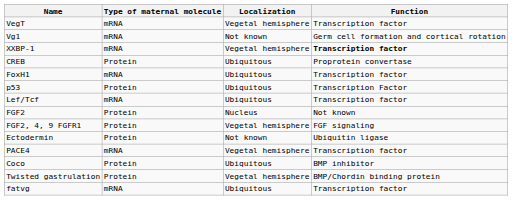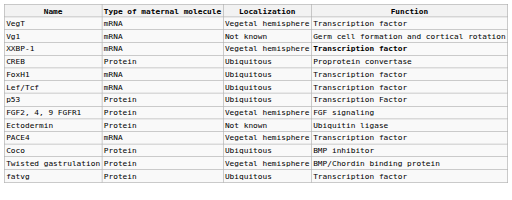rows swapped: (13, 87) <-> (23, 100)
- row: (16, 112)
(113, 189) mRNA -> (120, 176) Protein
